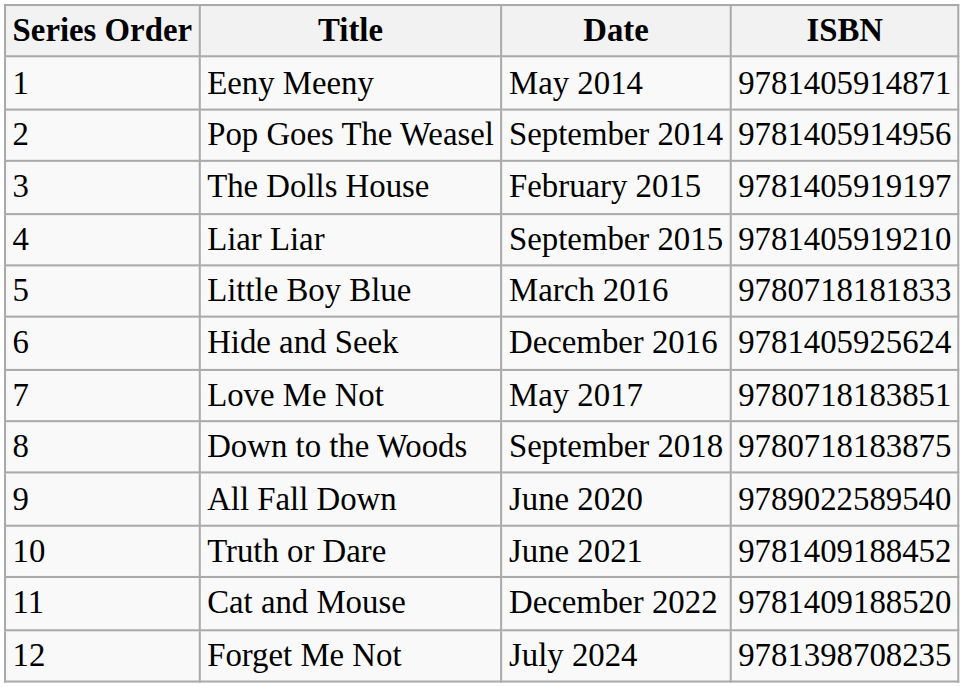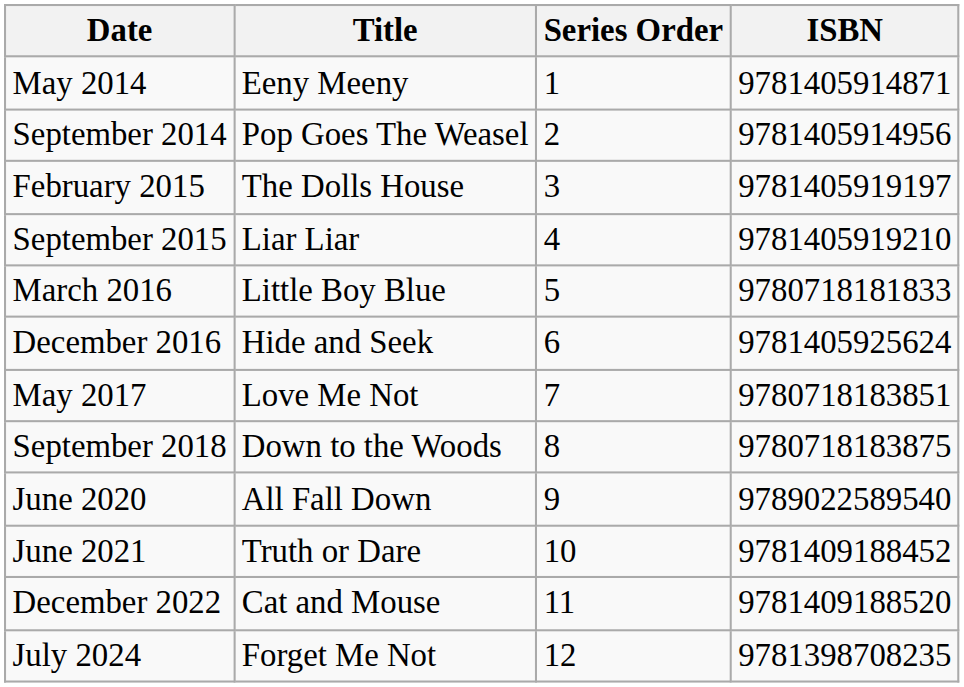columns swapped: (102, 30) <-> (616, 30)
